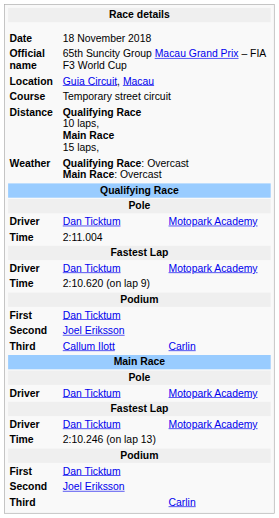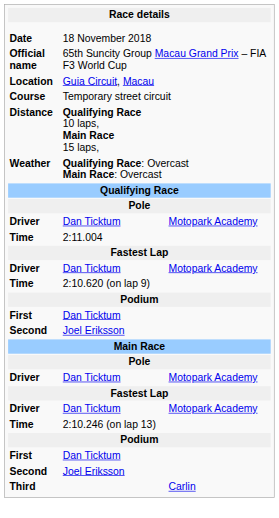- row: (23, 346)
